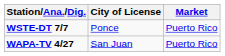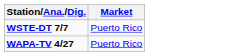- column: (126, 12)
